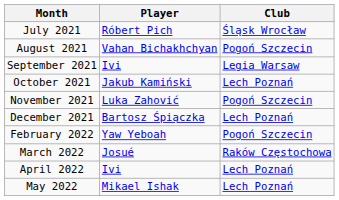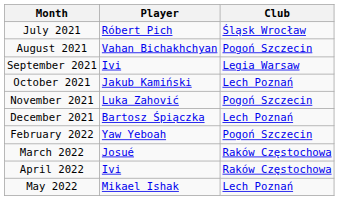(258, 169) Lech Poznań -> (277, 169) Raków Częstochowa
